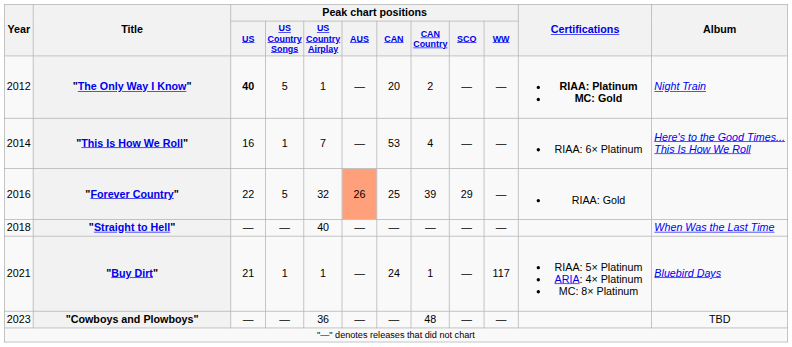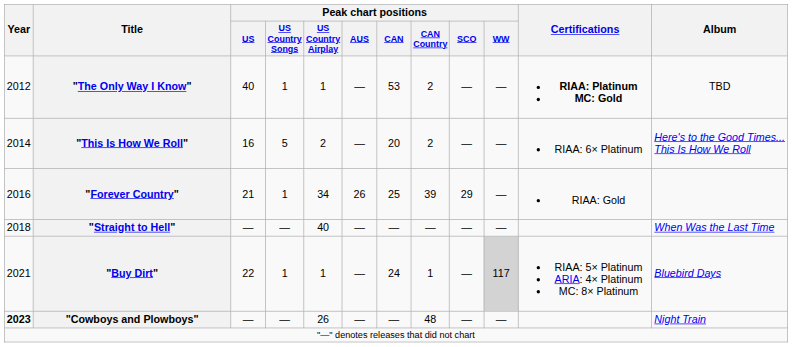(248, 87) bold -> (248, 87) normal
(285, 87) 5 -> (285, 87) 1
(394, 87) 20 -> (394, 87) 53
(680, 87) Night Train -> (720, 87) TBD
(285, 143) 1 -> (285, 143) 5
(323, 143) 7 -> (323, 143) 2
(394, 143) 53 -> (394, 143) 20
(430, 143) 4 -> (430, 143) 2
(248, 194) 22 -> (248, 194) 21
(285, 194) 5 -> (285, 194) 1
(323, 194) 32 -> (323, 194) 34
(360, 194) lightsalmon background -> (360, 194) no background
(248, 273) 21 -> (248, 273) 22
(501, 273) no background -> (501, 273) lightgrey background
(19, 319) normal -> (19, 319) bold
(323, 319) 36 -> (323, 319) 26
(720, 319) TBD -> (680, 319) Night Train
